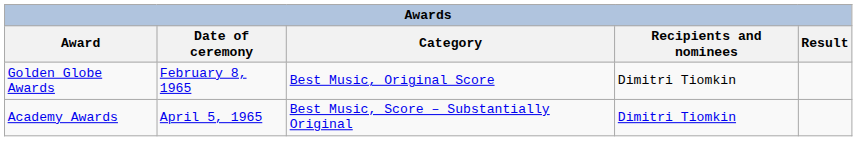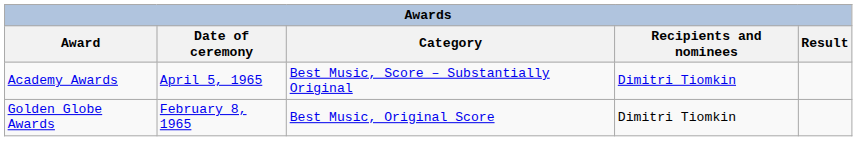rows swapped: (63, 117) <-> (55, 81)
